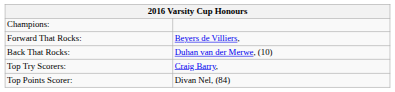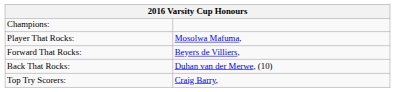+ row: (41, 39)
- row: (40, 80)
